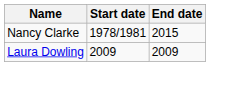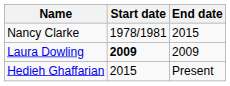(103, 52) normal -> (123, 52) bold
+ row: (56, 71)
